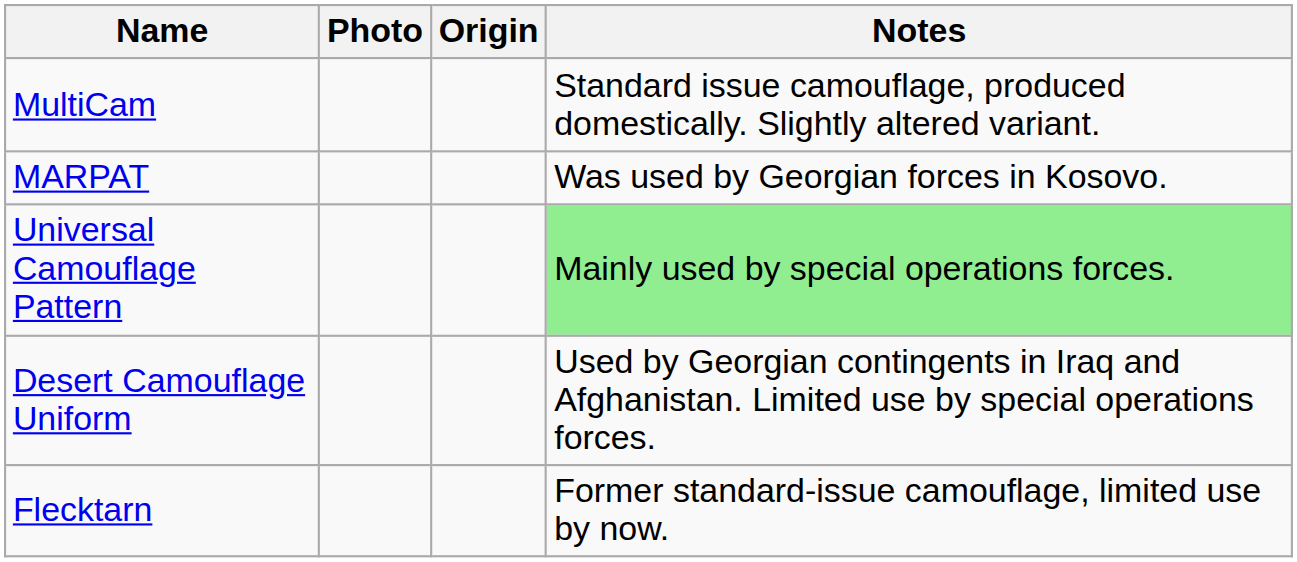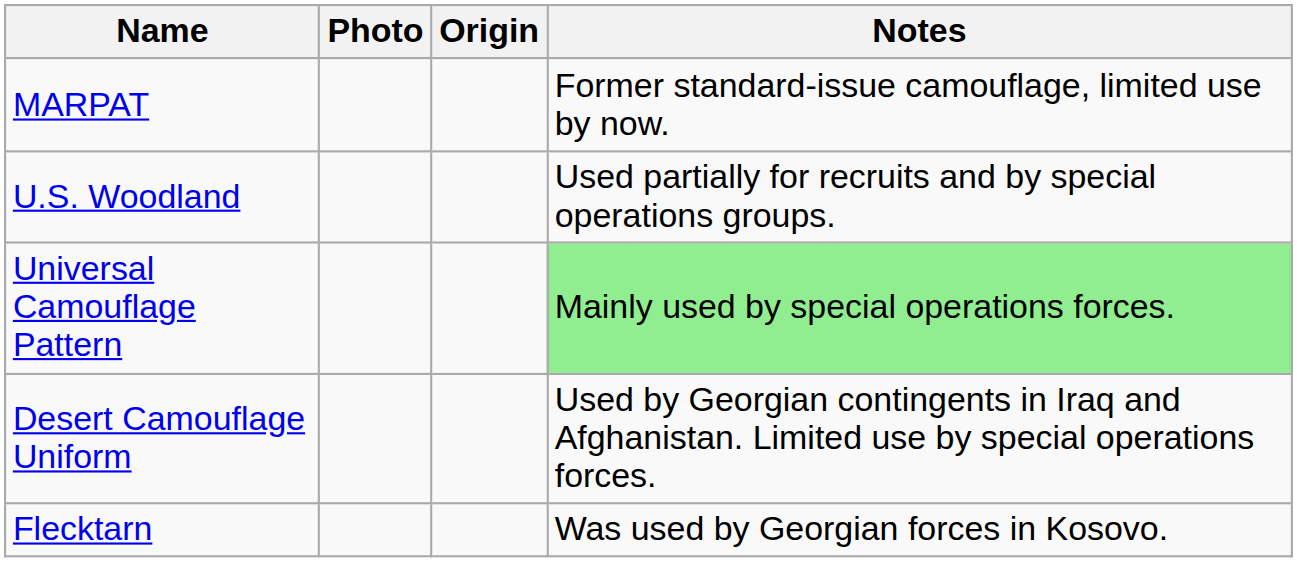- row: (84, 104)
(861, 177) Was used by Georgian forces in Kosovo. -> (908, 104) Former standard-issue camouflage, limited use by now.
+ row: (127, 196)
(908, 510) Former standard-issue camouflage, limited use by now. -> (861, 529) Was used by Georgian forces in Kosovo.
